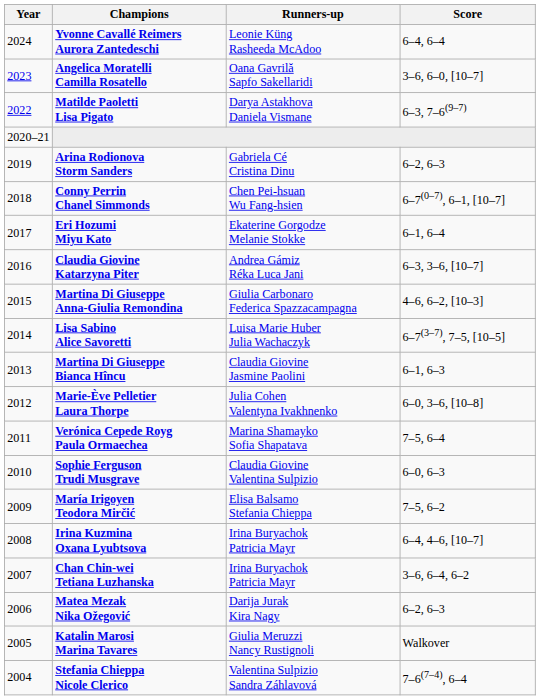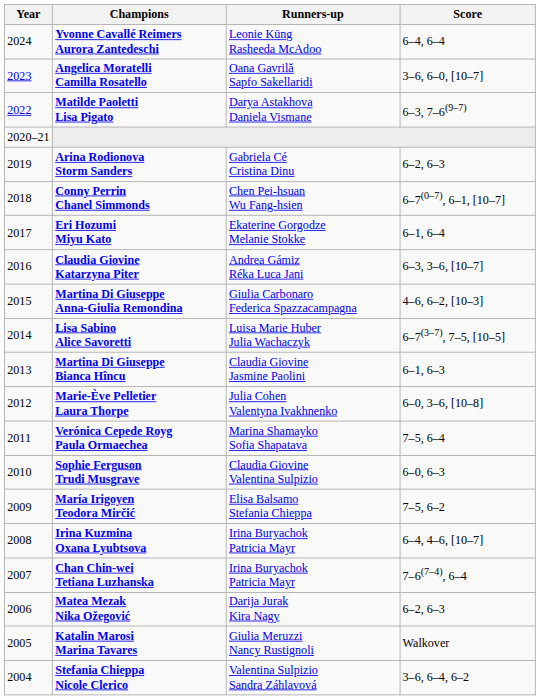(436, 575) 3–6, 6–4, 6–2 -> (435, 575) 7–6(7–4), 6–4
(435, 678) 7–6(7–4), 6–4 -> (436, 678) 3–6, 6–4, 6–2
